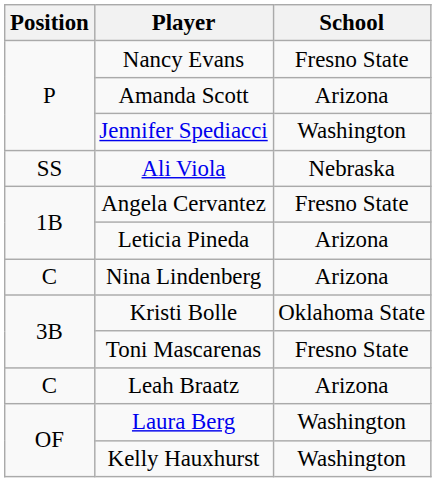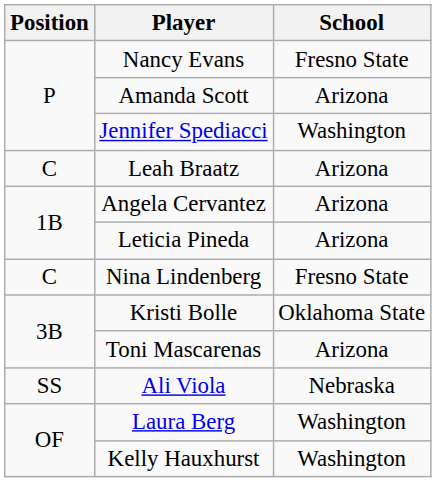rows swapped: (184, 385) <-> (184, 167)
(352, 204) Fresno State -> (352, 204) Arizona
(352, 276) Arizona -> (352, 276) Fresno State
(352, 349) Fresno State -> (352, 349) Arizona
